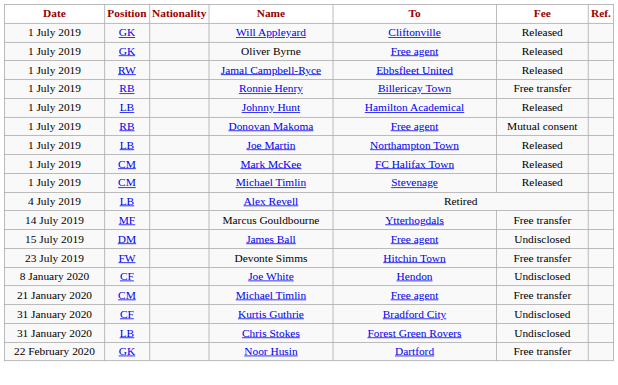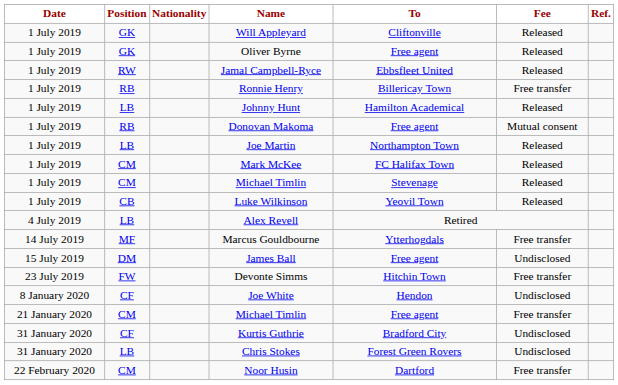+ row: (54, 201)
(127, 351) GK -> (127, 370) CM
